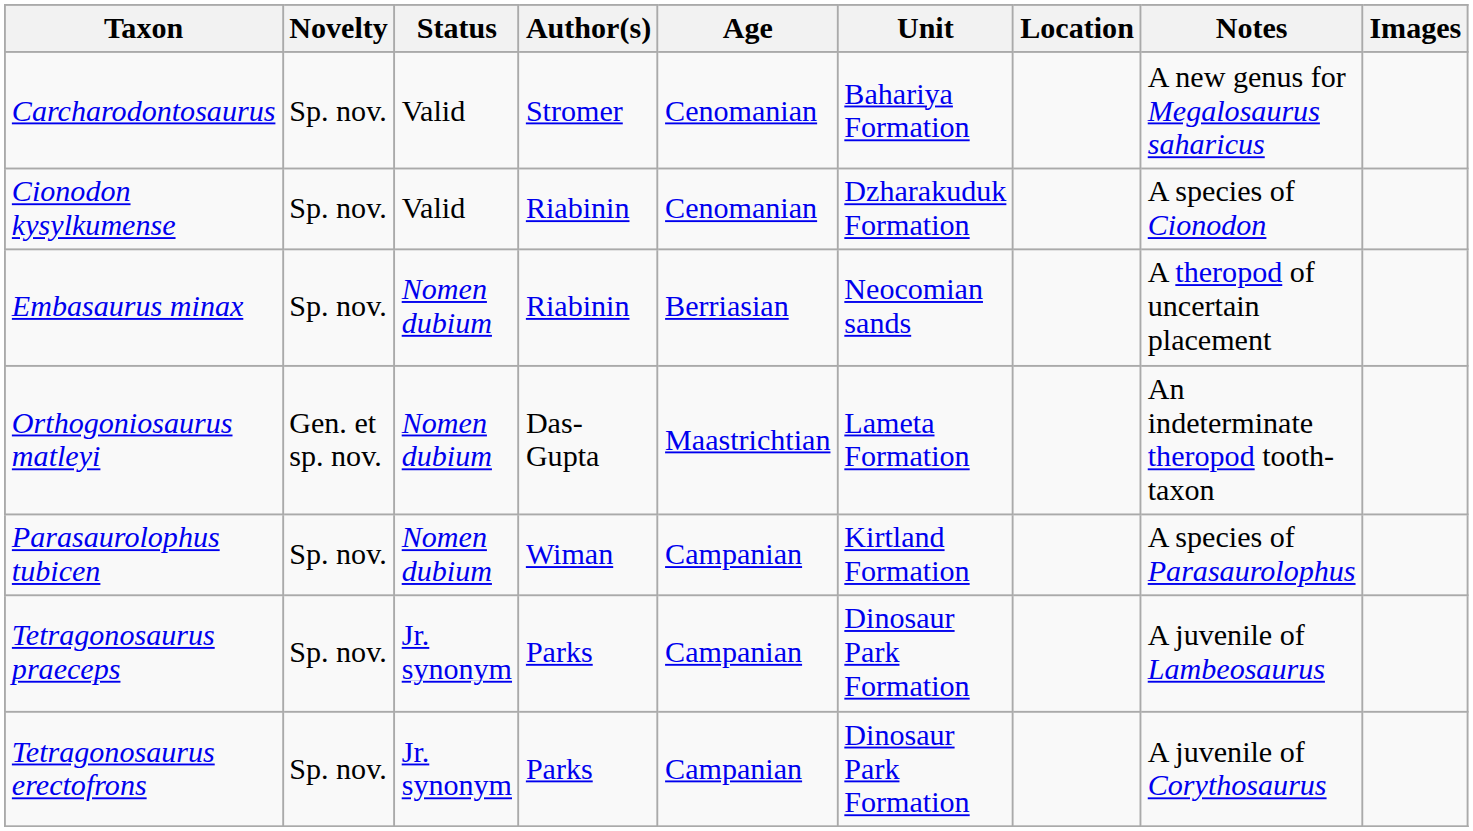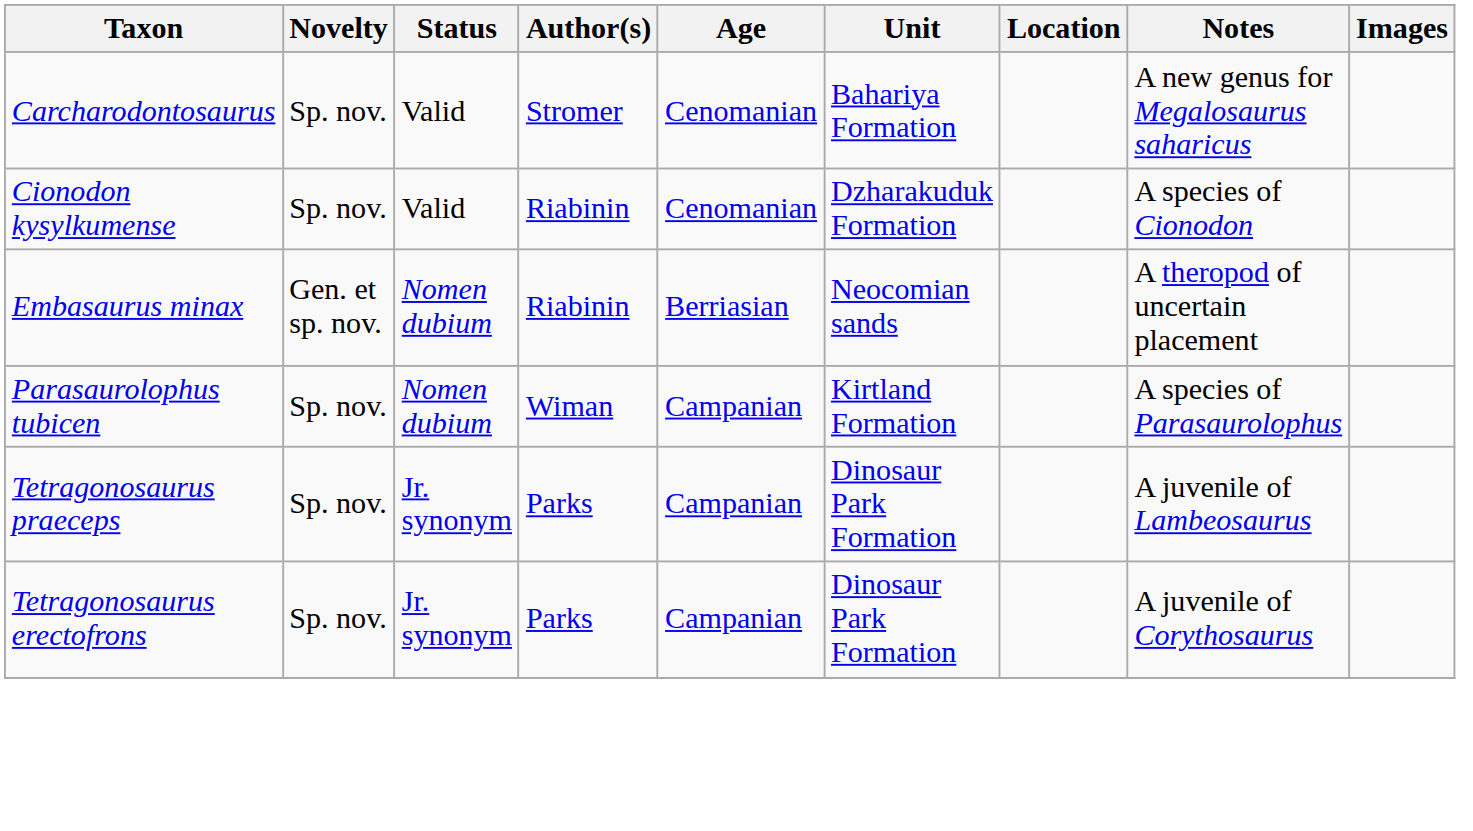(338, 306) Sp. nov. -> (335, 306) Gen. et sp. nov.
- row: (122, 439)
